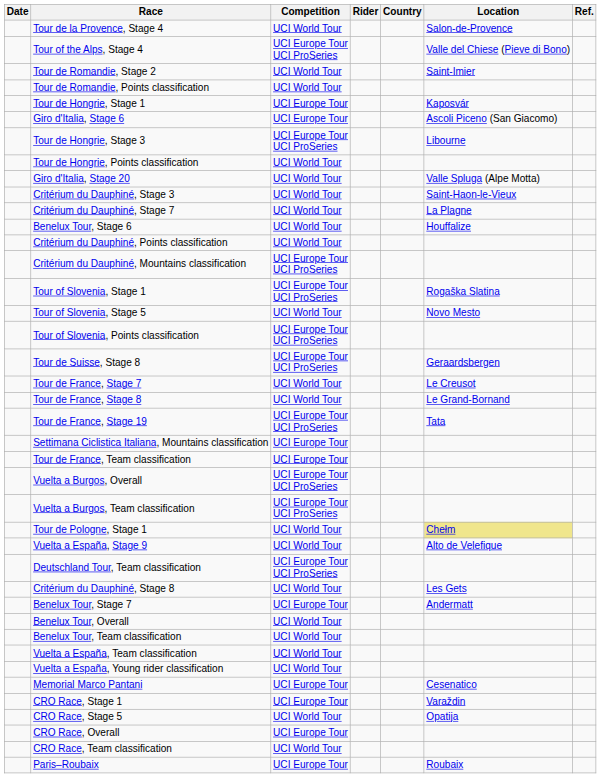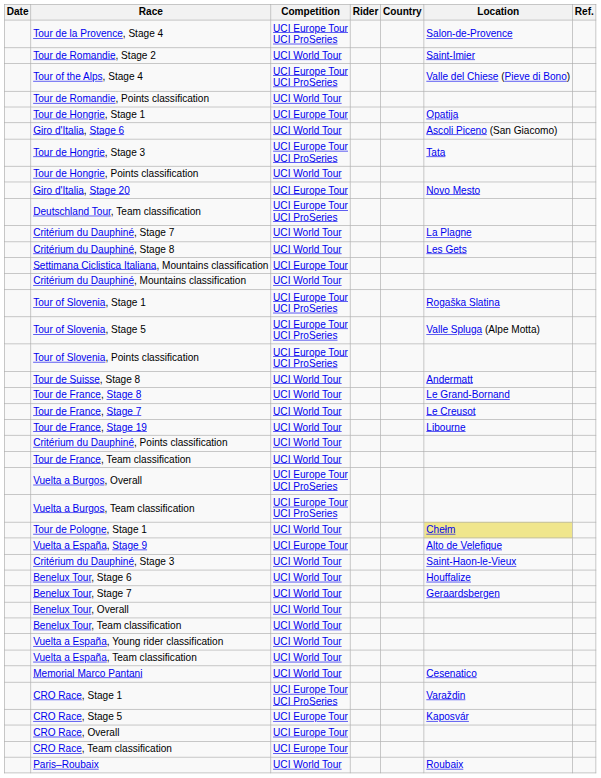(307, 28) UCI World Tour -> (311, 34) UCI Europe Tour UCI ProSeries
rows swapped: (88, 50) <-> (94, 71)
(448, 103) Kaposvár -> (442, 115) Opatija
(311, 119) UCI Europe Tour -> (307, 131) UCI World Tour
(446, 141) Libourne -> (436, 152) Tata
(307, 179) UCI World Tour -> (311, 190) UCI Europe Tour
(483, 179) Valle Spluga (Alpe Motta) -> (453, 190) Novo Mesto
rows swapped: (104, 195) <-> (117, 567)
rows swapped: (104, 589) <-> (82, 227)
rows swapped: (130, 242) <-> (151, 443)
(311, 264) UCI Europe Tour UCI ProSeries -> (307, 281) UCI World Tour
(307, 313) UCI World Tour -> (311, 330) UCI Europe Tour UCI ProSeries
(453, 313) Novo Mesto -> (483, 330) Valle Spluga (Alpe Motta)
(311, 362) UCI Europe Tour UCI ProSeries -> (307, 379) UCI World Tour
(463, 362) Geraardsbergen -> (450, 379) Andermatt
rows swapped: (87, 384) <-> (87, 400)
(311, 421) UCI Europe Tour UCI ProSeries -> (307, 427) UCI World Tour
(436, 421) Tata -> (446, 427) Libourne
(311, 459) UCI Europe Tour -> (307, 459) UCI World Tour
(307, 546) UCI World Tour -> (311, 546) UCI Europe Tour
(311, 605) UCI Europe Tour -> (307, 594) UCI World Tour
(450, 605) Andermatt -> (463, 594) Geraardsbergen
rows swapped: (128, 669) <-> (115, 653)
(311, 685) UCI Europe Tour -> (307, 674) UCI World Tour
(311, 701) UCI Europe Tour -> (311, 695) UCI Europe Tour UCI ProSeries
(307, 717) UCI World Tour -> (311, 717) UCI Europe Tour
(442, 717) Opatija -> (448, 717) Kaposvár
(307, 749) UCI World Tour -> (311, 749) UCI Europe Tour
(311, 765) UCI Europe Tour -> (307, 765) UCI World Tour
